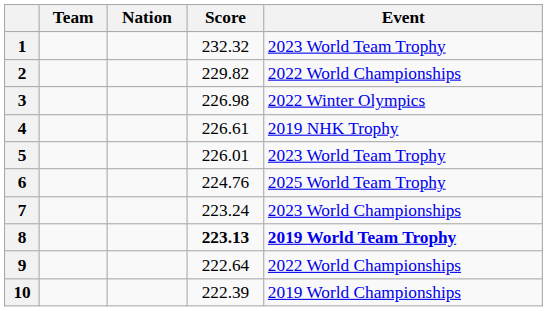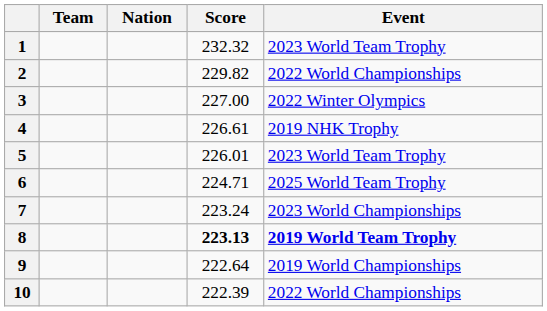(225, 100) 226.98 -> (225, 100) 227.00
(225, 182) 224.76 -> (225, 182) 224.71
(364, 264) 2022 World Championships -> (364, 264) 2019 World Championships
(364, 292) 2019 World Championships -> (364, 292) 2022 World Championships
